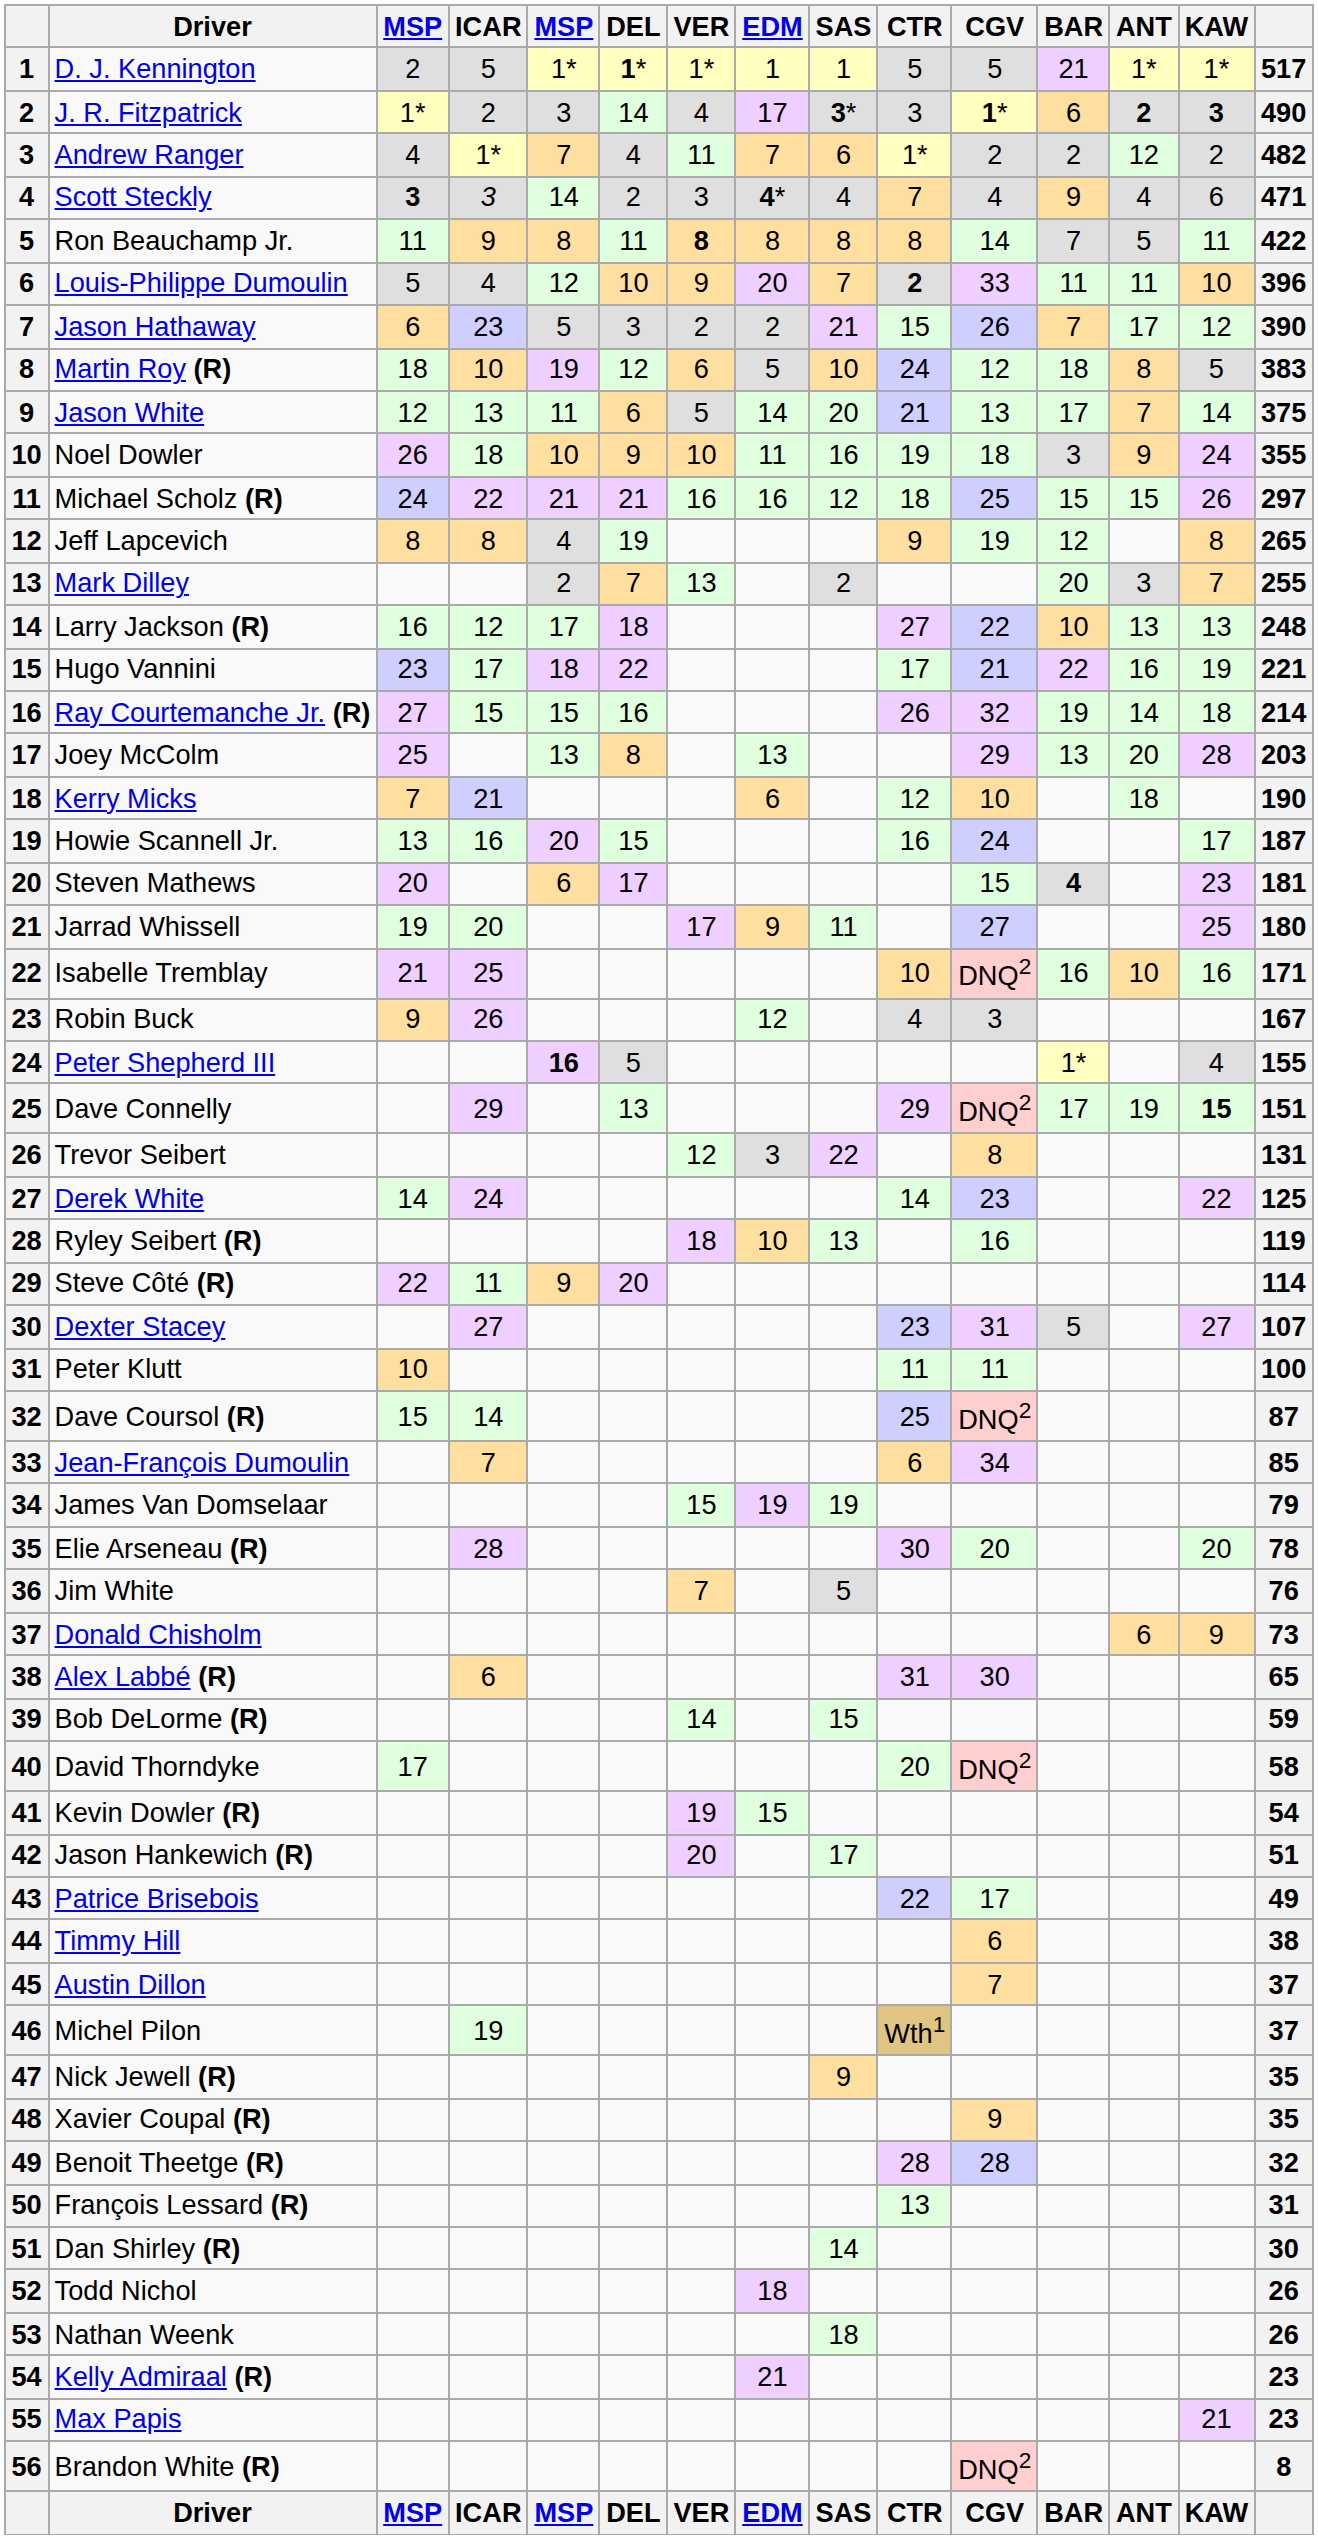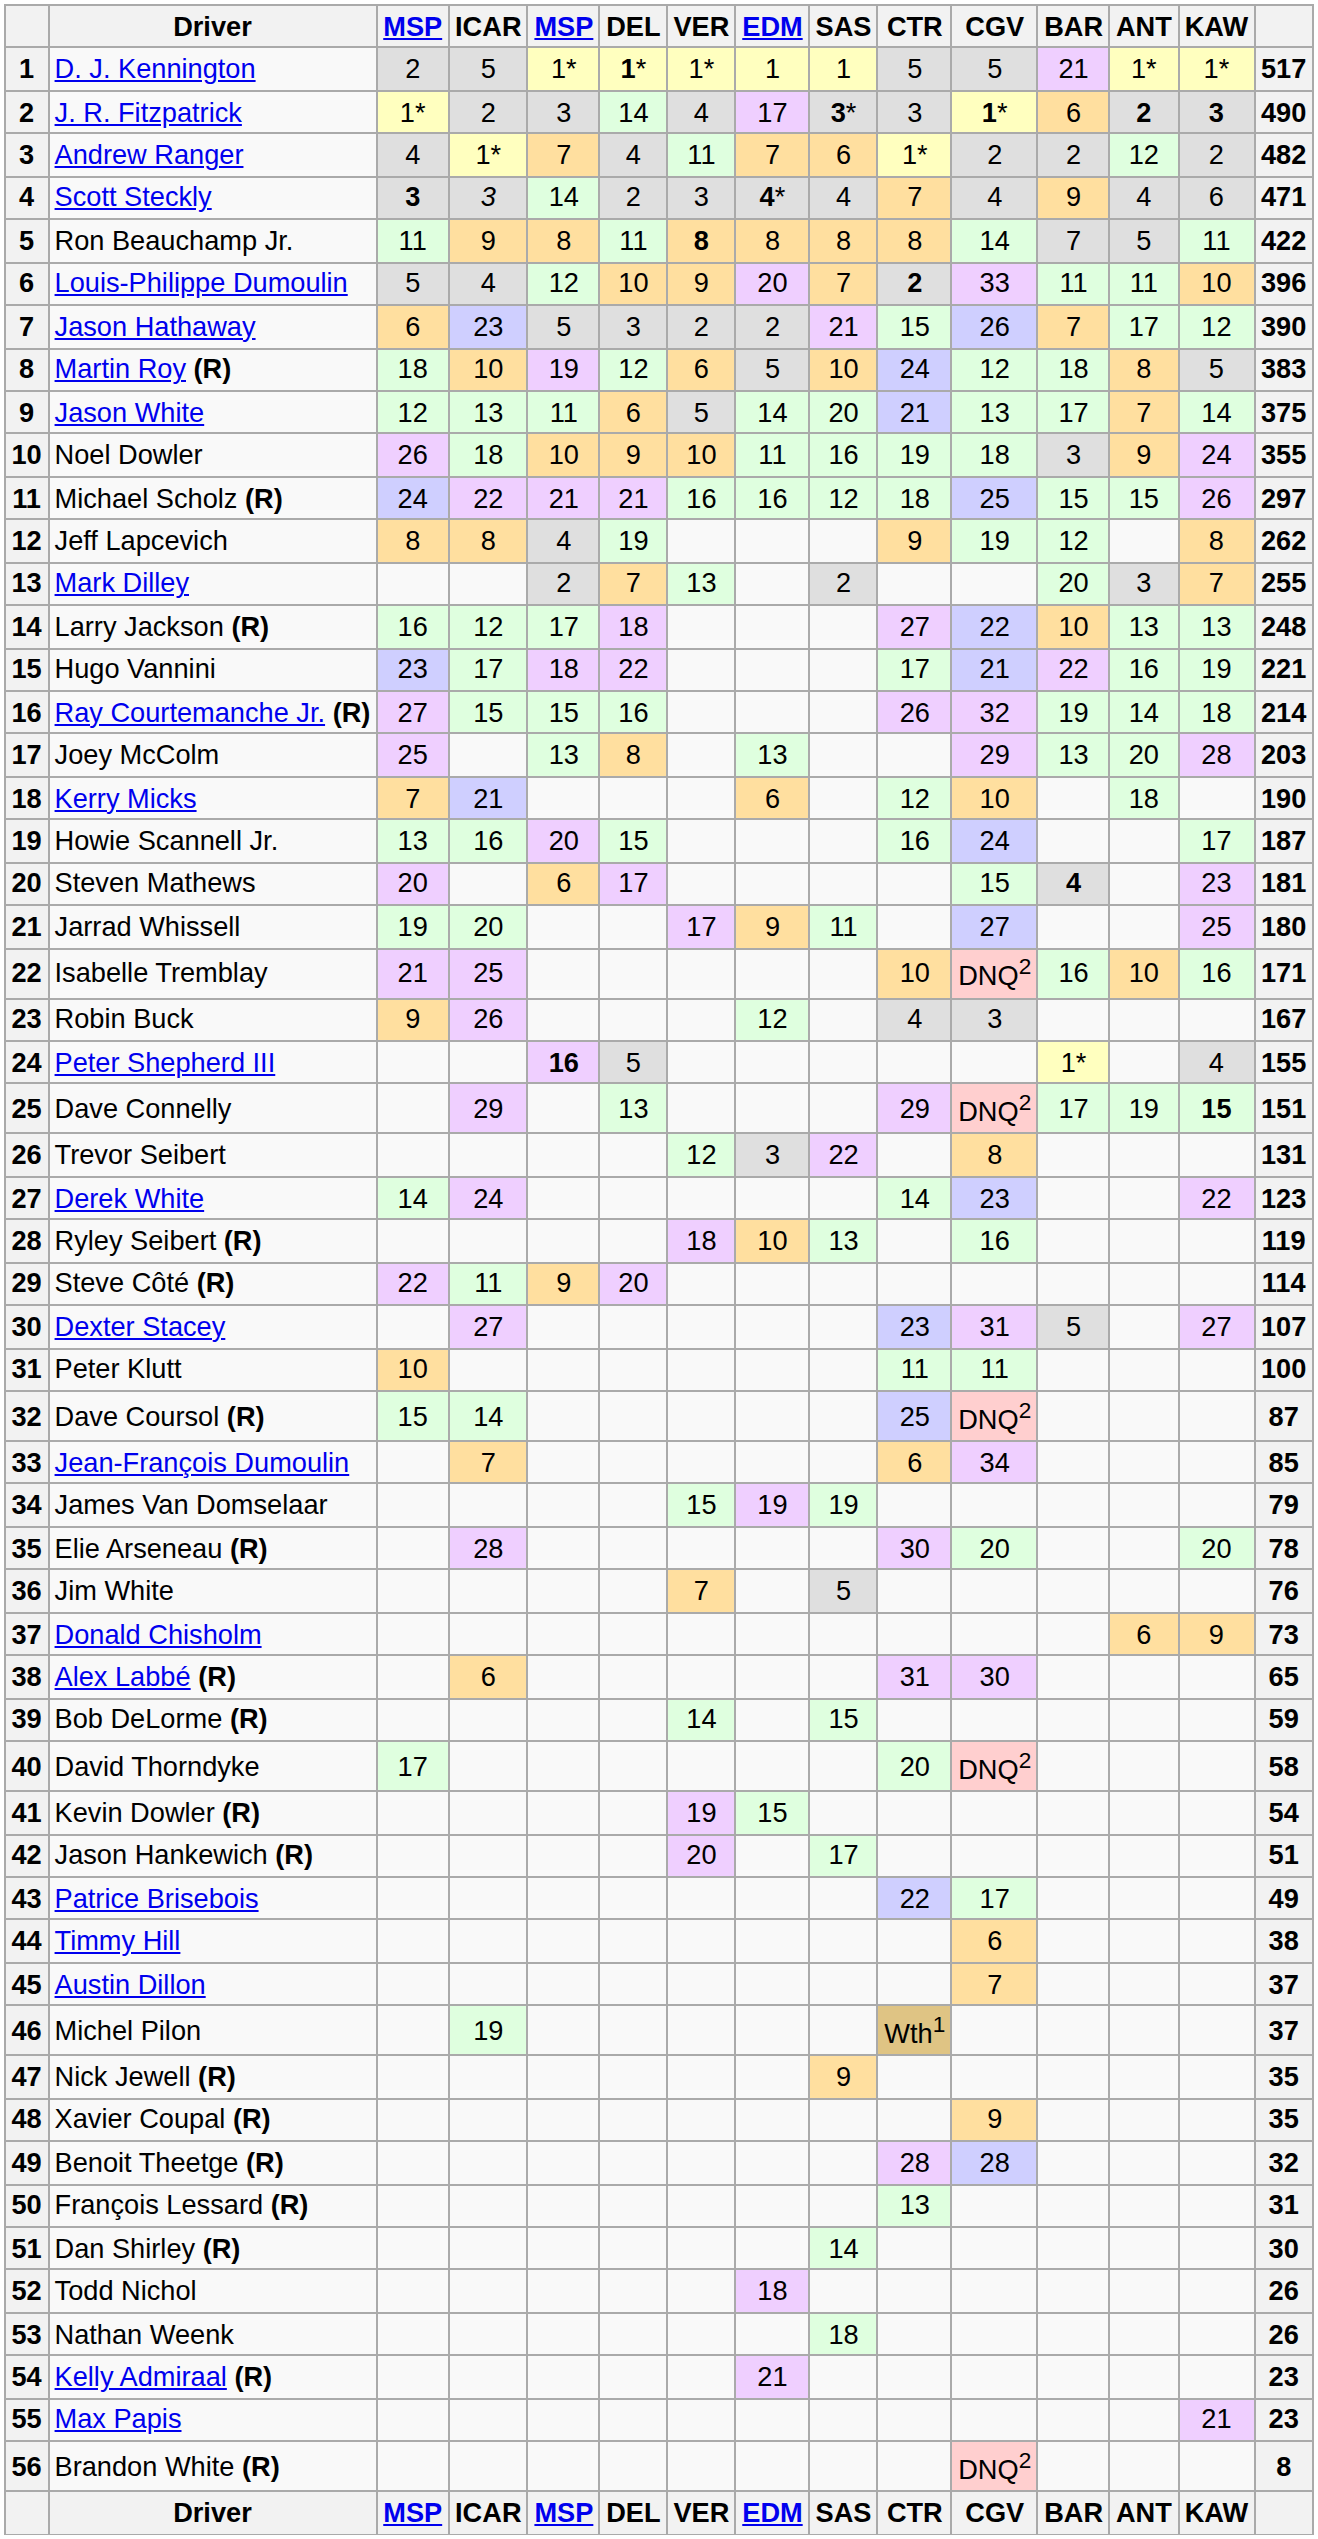(1284, 541) 265 -> (1284, 541) 262
(1284, 1198) 125 -> (1284, 1198) 123
